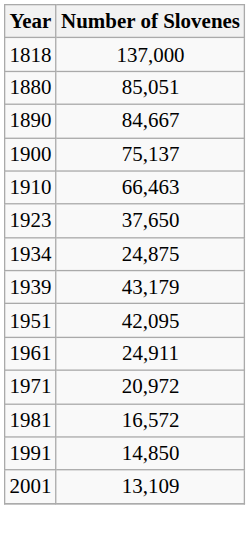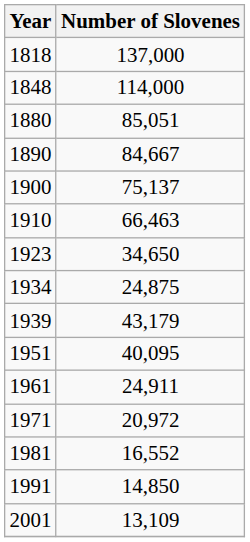+ row: (30, 87)
(151, 220) 37,650 -> (151, 253) 34,650
(151, 320) 42,095 -> (151, 353) 40,095
(151, 420) 16,572 -> (151, 453) 16,552
